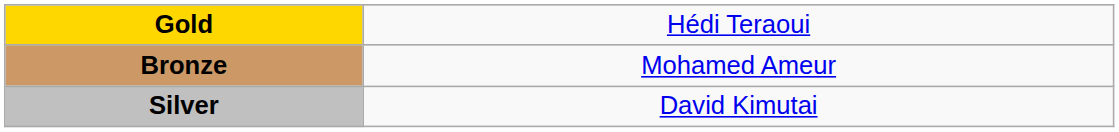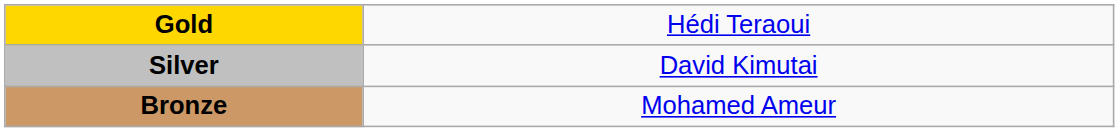rows swapped: (184, 106) <-> (184, 65)
